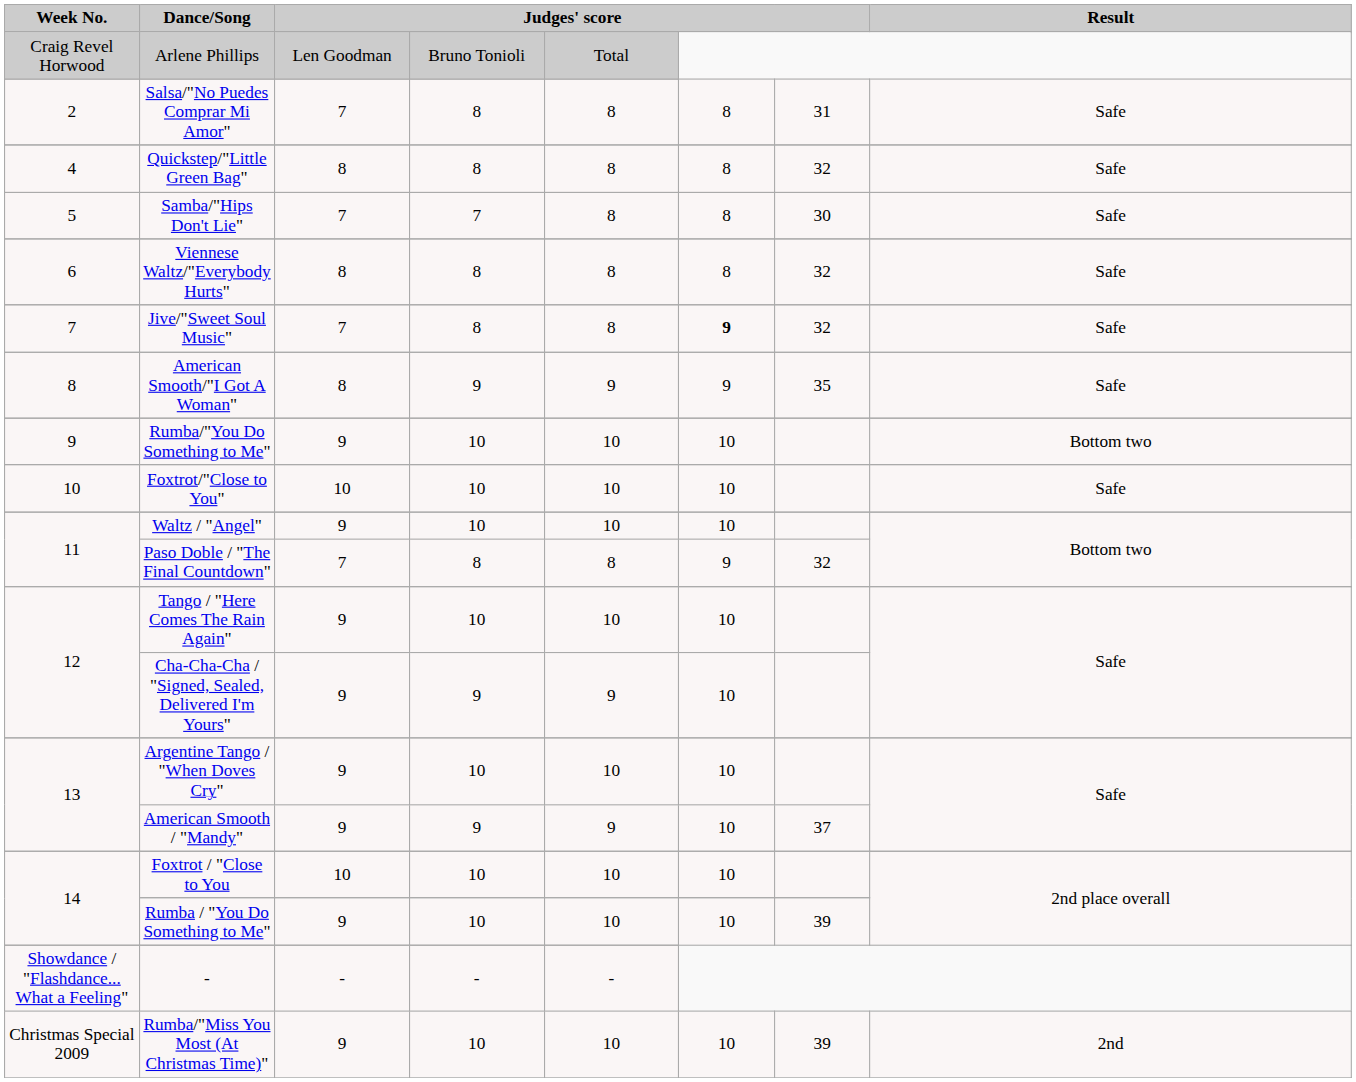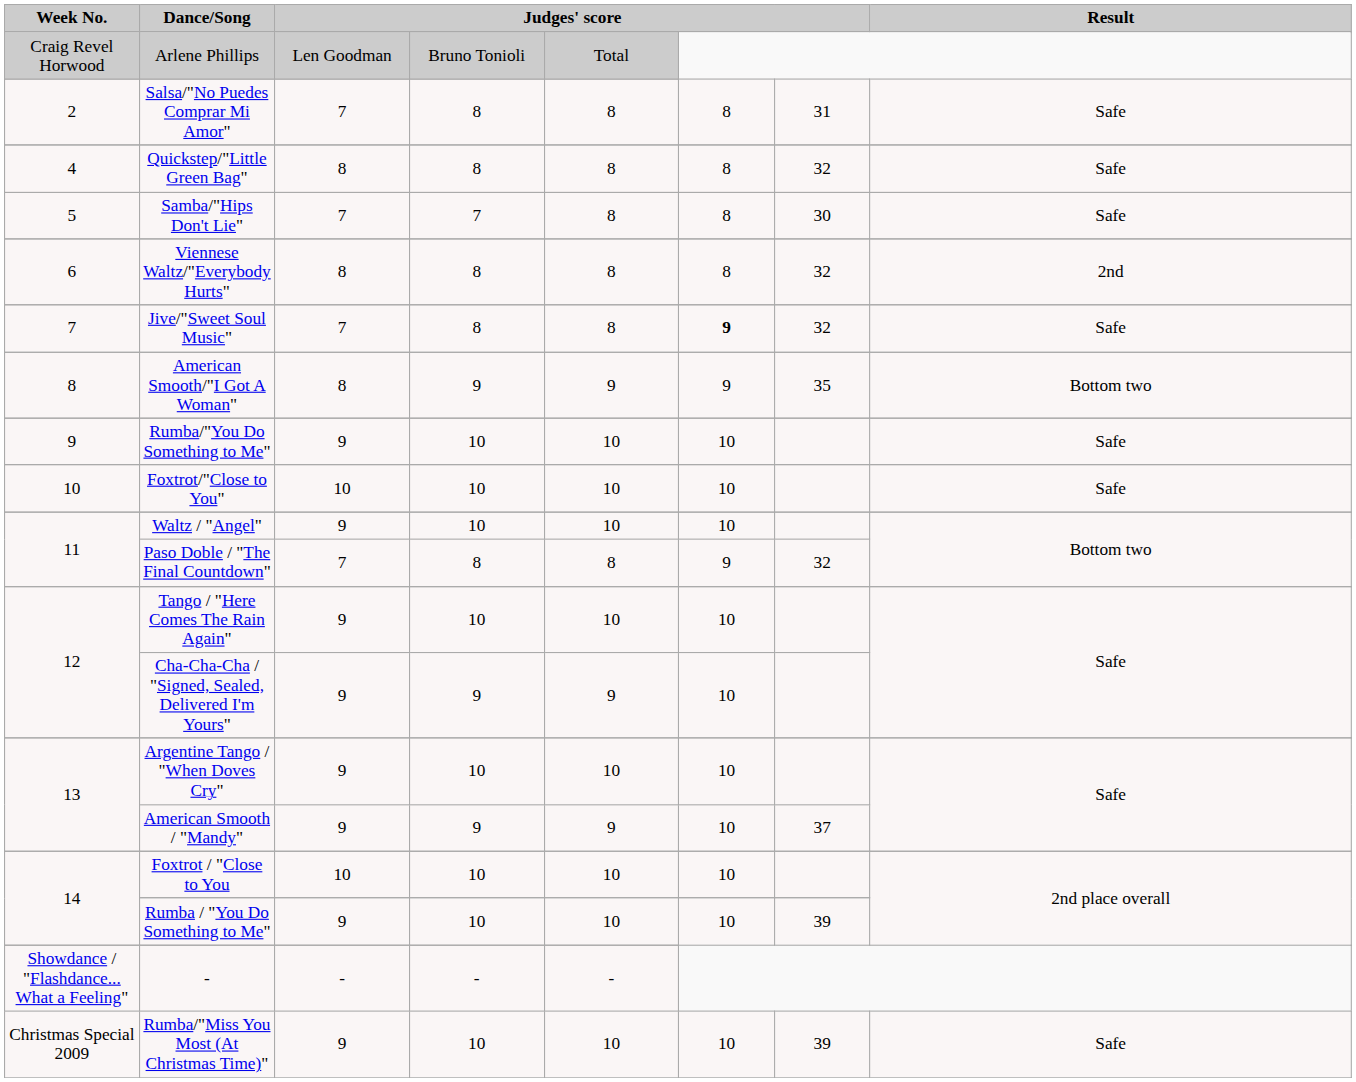(1111, 271) Safe -> (1111, 271) 2nd
(1111, 384) Safe -> (1111, 384) Bottom two
(1111, 441) Bottom two -> (1111, 441) Safe
(1111, 1044) 2nd -> (1111, 1044) Safe
